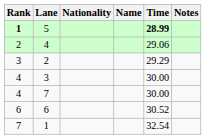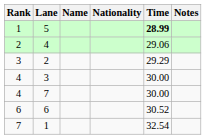columns swapped: (129, 12) <-> (87, 12)
(19, 28) bold -> (19, 28) normal
